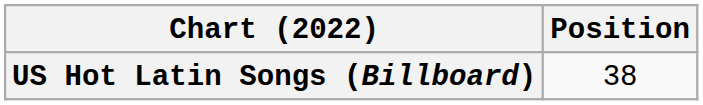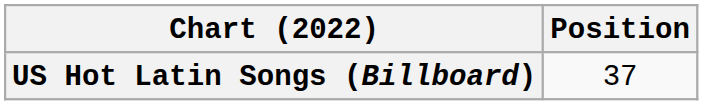(620, 76) 38 -> (620, 76) 37
